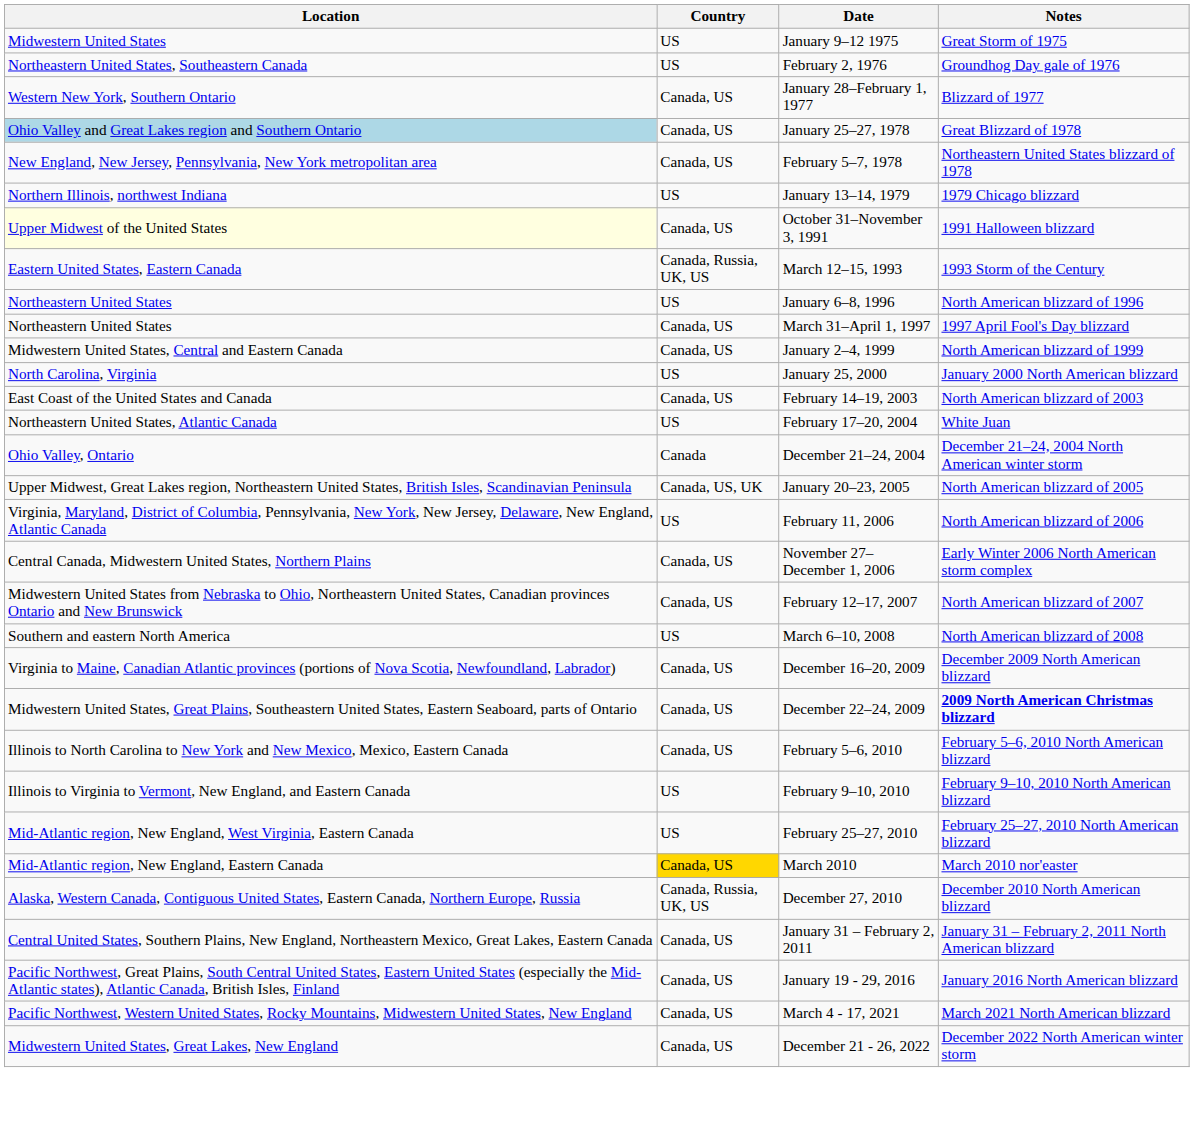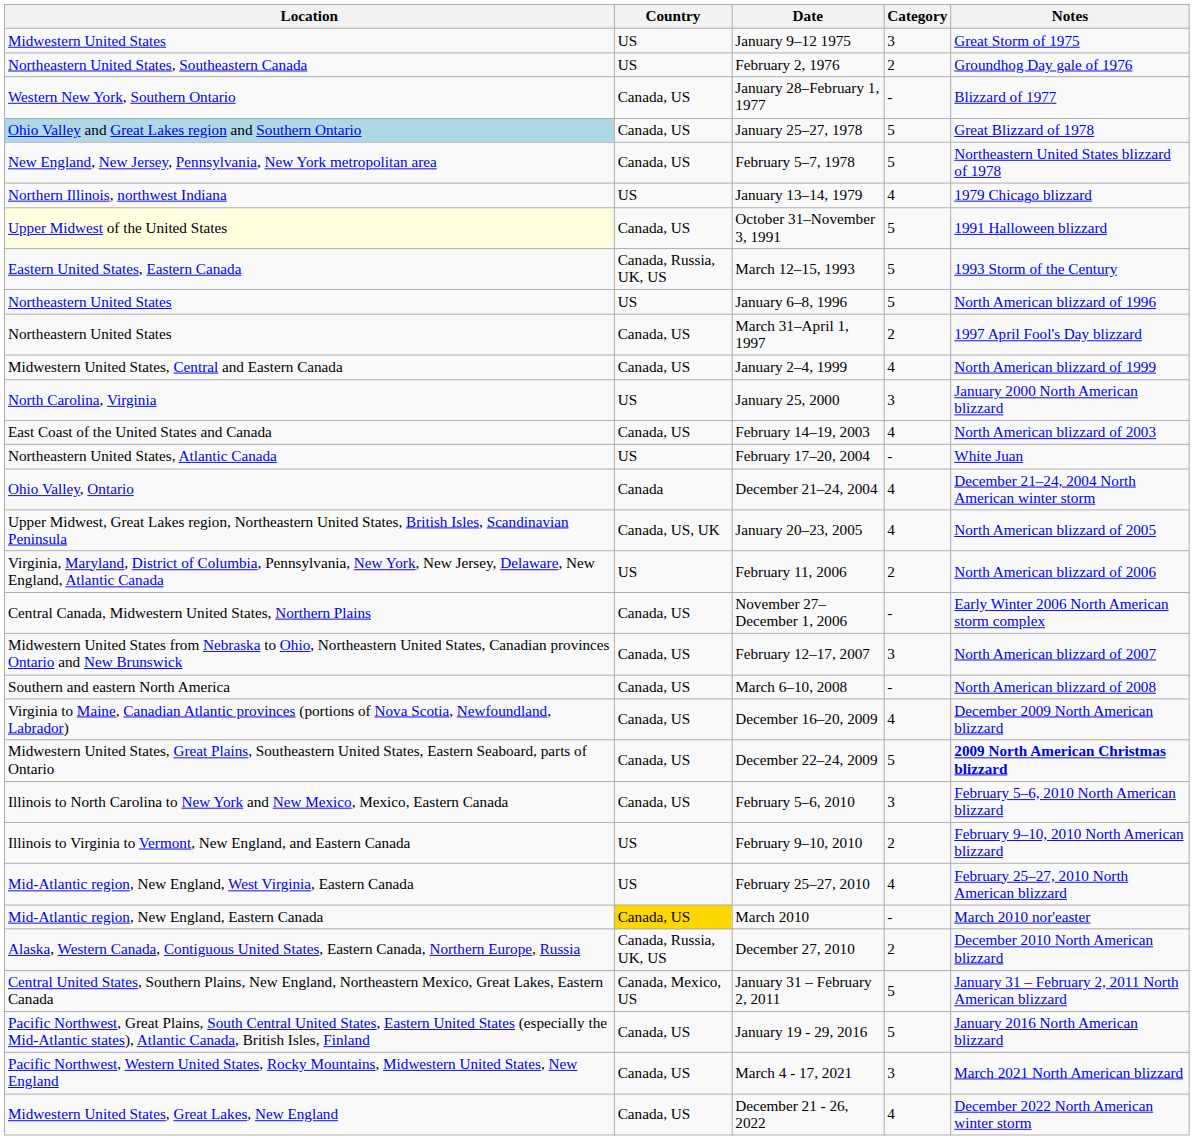+ column: (917, 16)
(670, 635) US -> (654, 686) Canada, US
(697, 939) Canada, US -> (669, 990) Canada, Mexico, US
